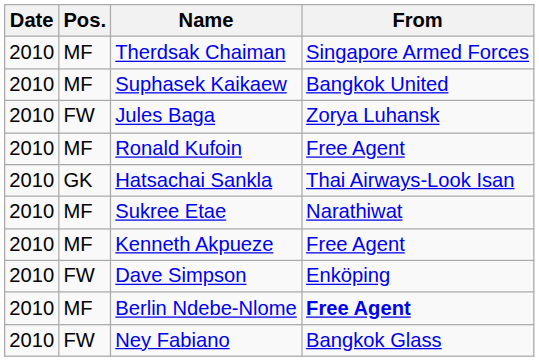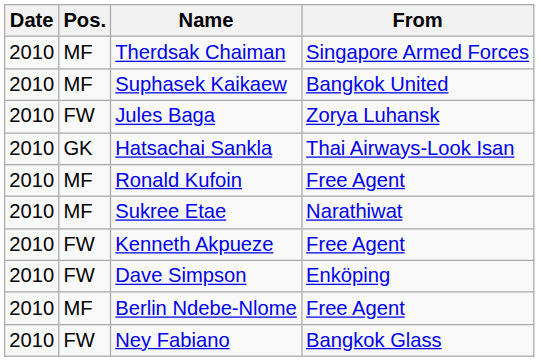rows swapped: (179, 148) <-> (194, 180)
(78, 244) MF -> (79, 244) FW
(358, 308) bold -> (355, 308) normal
